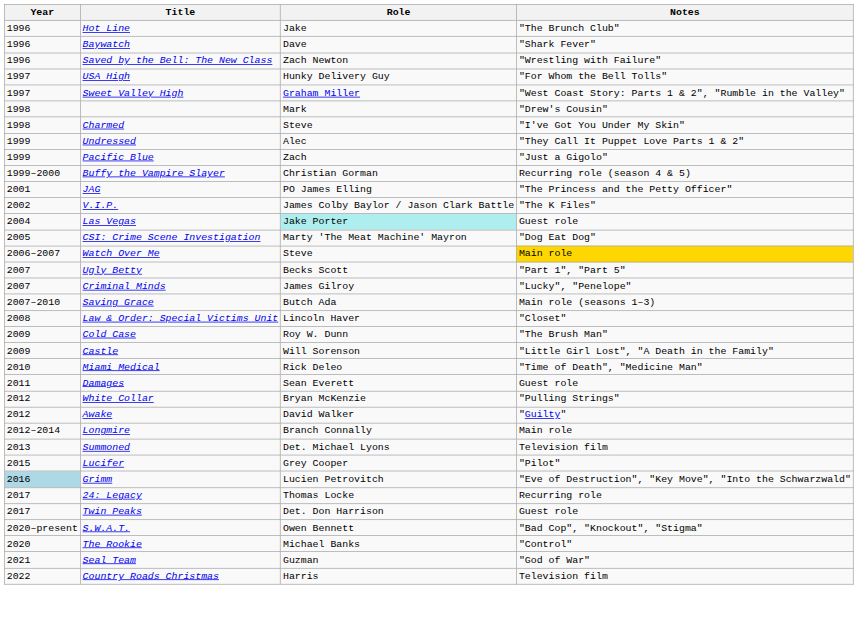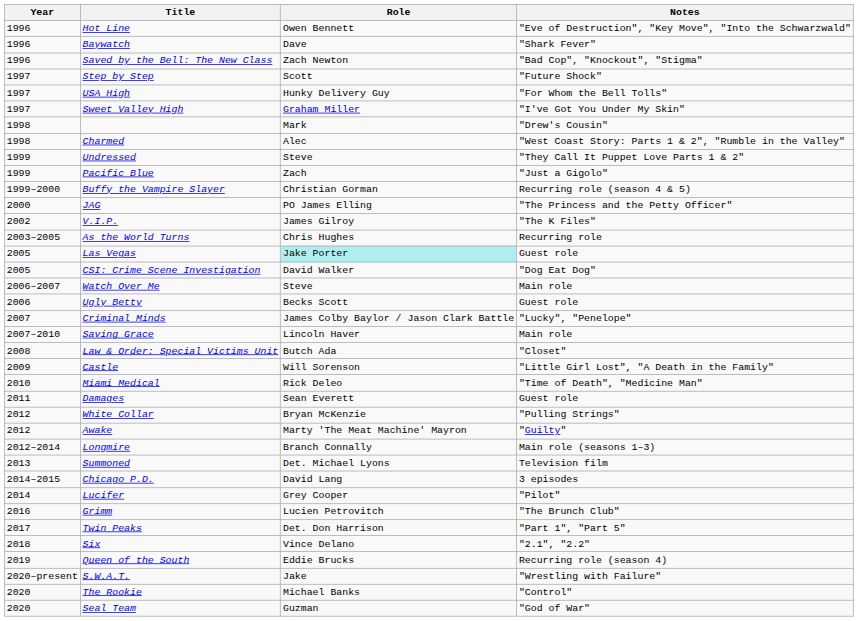(295, 29) Jake -> (319, 29) Owen Bennett
(569, 29) "The Brunch Club" -> (685, 29) "Eve of Destruction", "Key Move", "Into the Schwarzwald"
(590, 61) "Wrestling with Failure" -> (611, 61) "Bad Cop", "Knockout", "Stigma"
+ row: (118, 77)
(682, 93) "West Coast Story: Parts 1 & 2", "Rumble in the Valley" -> (602, 109) "I've Got You Under My Skin"
(298, 125) Steve -> (295, 141) Alec
(602, 125) "I've Got You Under My Skin" -> (682, 141) "West Coast Story: Parts 1 & 2", "Rumble in the Valley"
(295, 141) Alec -> (298, 157) Steve
(19, 190) 2001 -> (19, 206) 2000
(399, 206) James Colby Baylor / Jason Clark Battle -> (319, 222) James Gilroy
+ row: (136, 238)
(19, 222) 2004 -> (19, 254) 2005
(375, 238) Marty 'The Meat Machine' Mayron -> (319, 270) David Walker
(546, 254) gold background -> (546, 286) no background
(19, 270) 2007 -> (19, 302) 2006
(572, 270) "Part 1", "Part 5" -> (549, 302) Guest role
(319, 286) James Gilroy -> (399, 318) James Colby Baylor / Jason Clark Battle
(310, 302) Butch Ada -> (321, 334) Lincoln Haver
(587, 302) Main role (seasons 1–3) -> (546, 334) Main role
(321, 318) Lincoln Haver -> (310, 351) Butch Ada
- row: (109, 334)
(319, 415) David Walker -> (375, 431) Marty 'The Meat Machine' Mayron
(546, 431) Main role -> (587, 447) Main role (seasons 1–3)
+ row: (118, 479)
(19, 463) 2015 -> (19, 496) 2014
(19, 479) lightblue background -> (19, 512) no background
(685, 479) "Eve of Destruction", "Key Move", "Into the Schwarzwald" -> (569, 512) "The Brunch Club"
- row: (112, 496)
(549, 512) Guest role -> (572, 528) "Part 1", "Part 5"
+ row: (91, 544)
+ row: (136, 560)
(319, 528) Owen Bennett -> (295, 576) Jake
(611, 528) "Bad Cop", "Knockout", "Stigma" -> (590, 576) "Wrestling with Failure"
(19, 560) 2021 -> (19, 608) 2020
- row: (151, 576)
